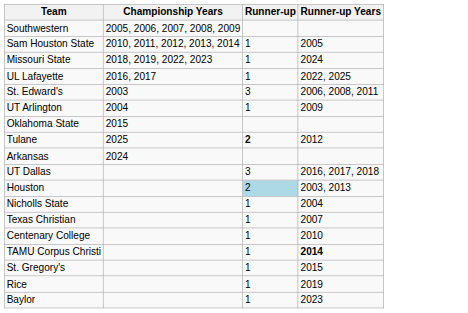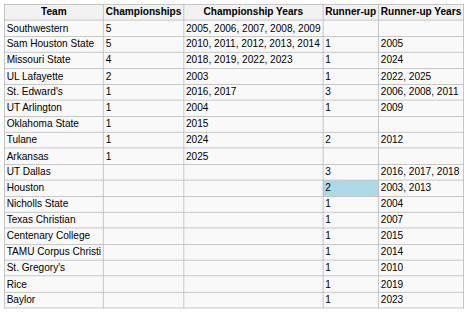+ column: (144, 12)
(131, 76) 2016, 2017 -> (197, 76) 2003
(117, 92) 2003 -> (211, 92) 2016, 2017
(117, 140) 2025 -> (197, 140) 2024
(248, 140) bold -> (328, 140) normal
(117, 156) 2024 -> (197, 156) 2025
(312, 236) 2010 -> (392, 236) 2015
(312, 252) bold -> (392, 252) normal
(312, 268) 2015 -> (392, 268) 2010
